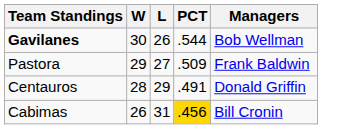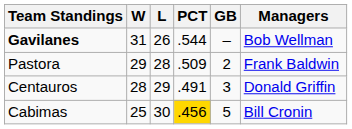+ column: (226, 16)
(138, 40) 30 -> (138, 40) 31
(162, 64) 27 -> (162, 64) 28
(138, 111) 26 -> (138, 111) 25
(162, 111) 31 -> (162, 111) 30
